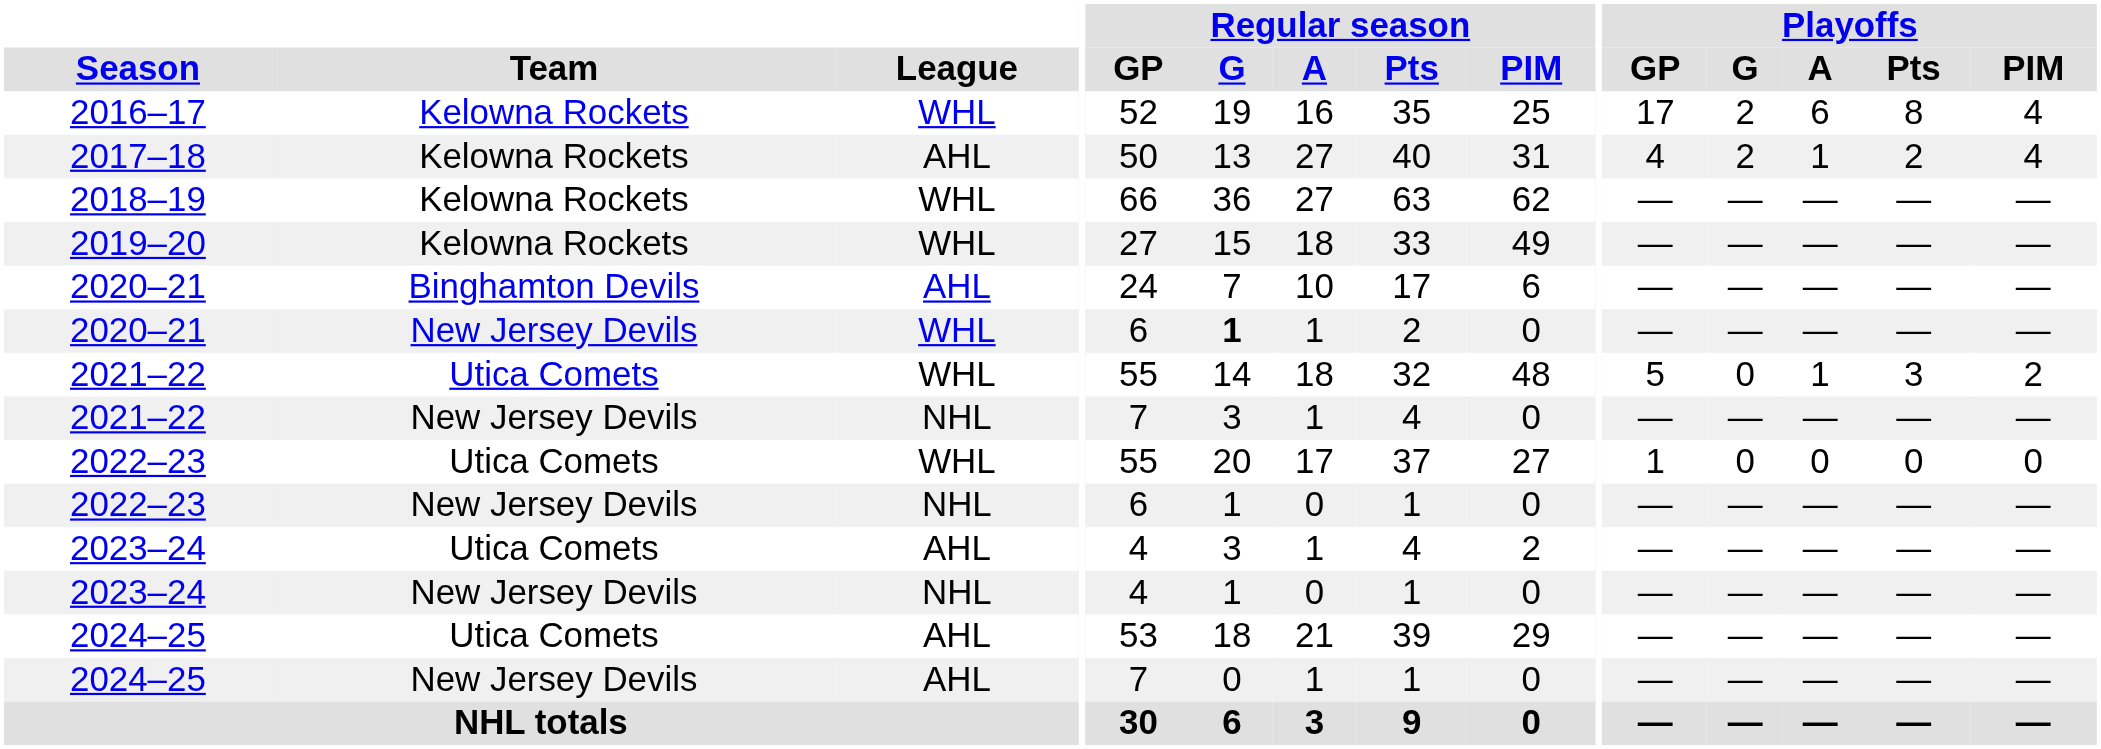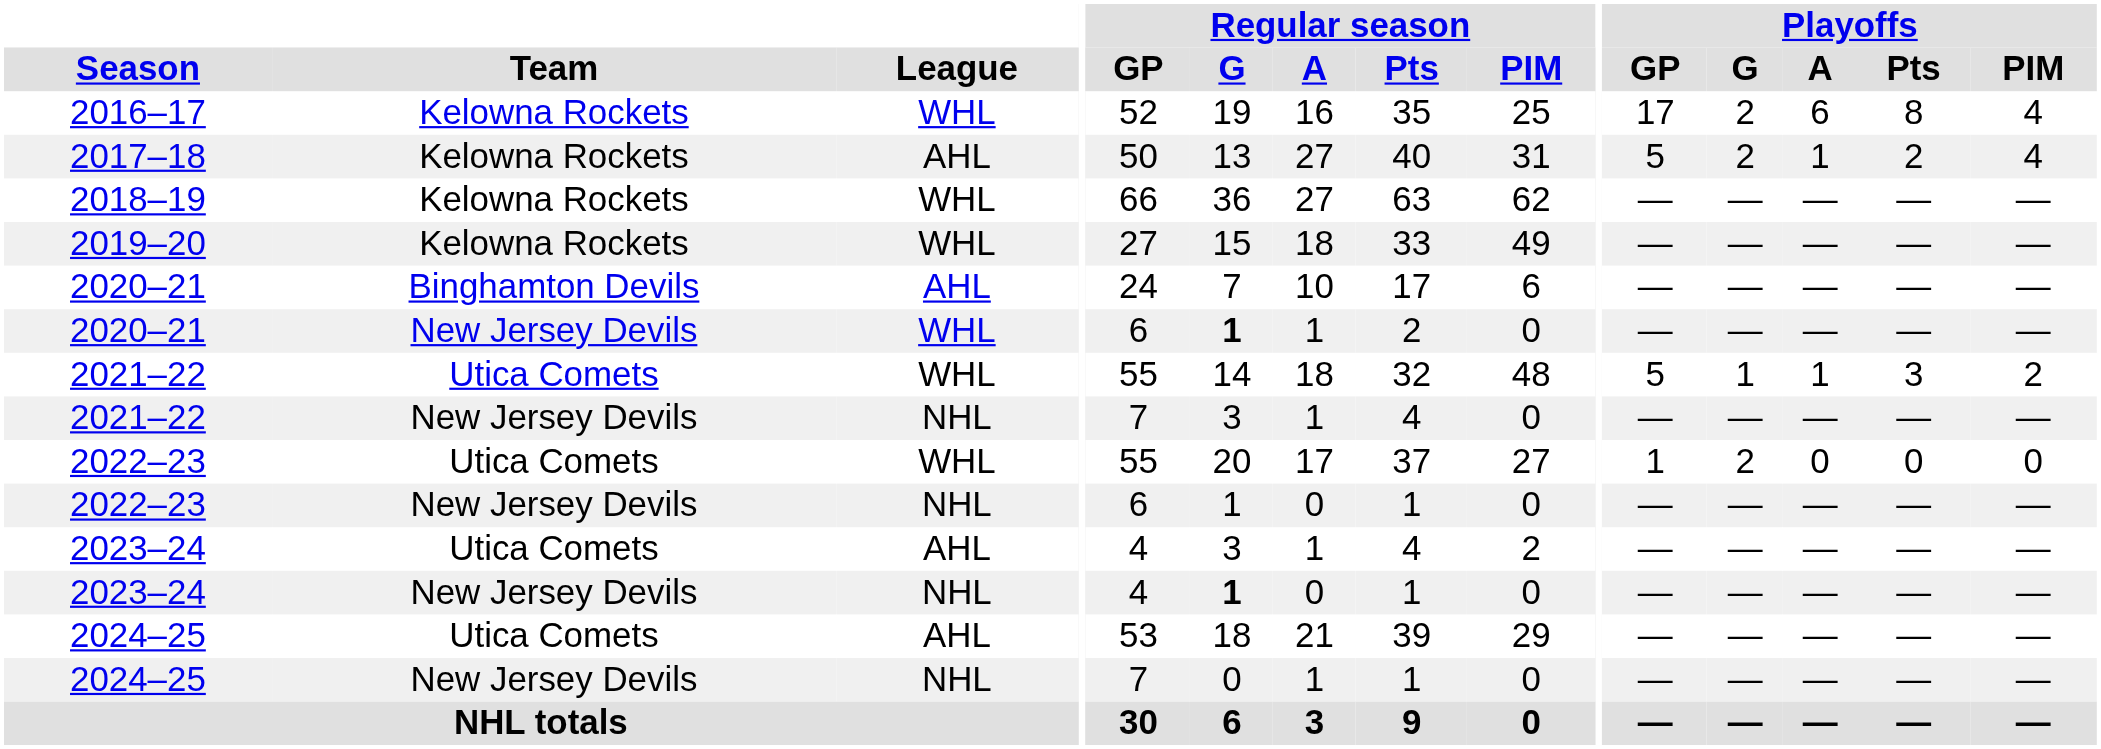(1655, 156) 4 -> (1655, 156) 5
(1745, 374) 0 -> (1745, 374) 1
(1745, 461) 0 -> (1745, 461) 2
(1232, 592) normal -> (1232, 592) bold
(957, 679) AHL -> (957, 679) NHL
